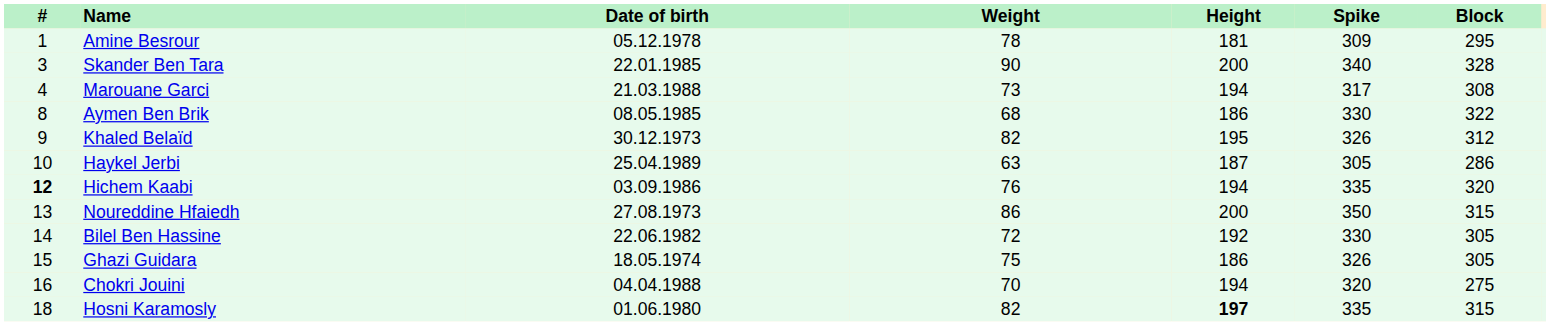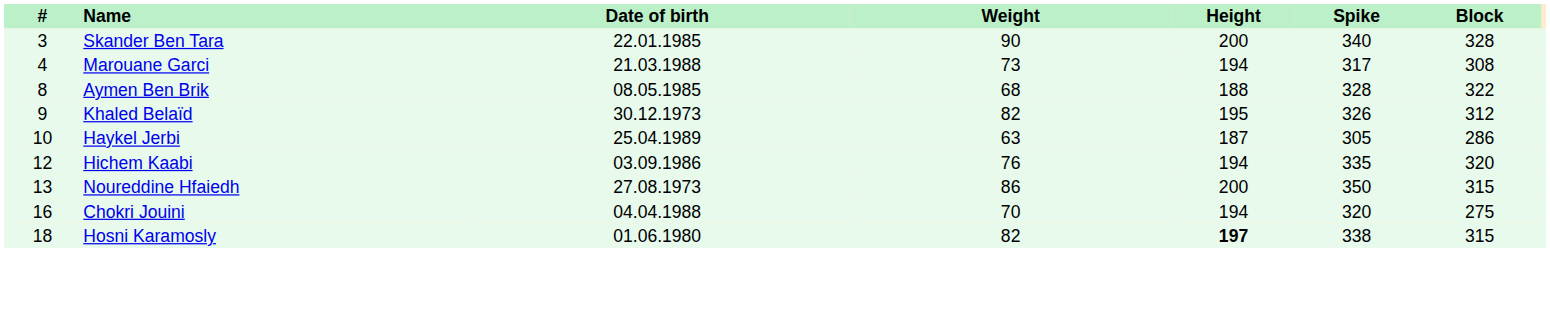- row: (141, 41)
(1234, 114) 186 -> (1234, 89) 188
(1357, 114) 330 -> (1357, 89) 328
(42, 187) bold -> (42, 163) normal
- row: (152, 236)
- row: (140, 260)
(1357, 309) 335 -> (1357, 236) 338
